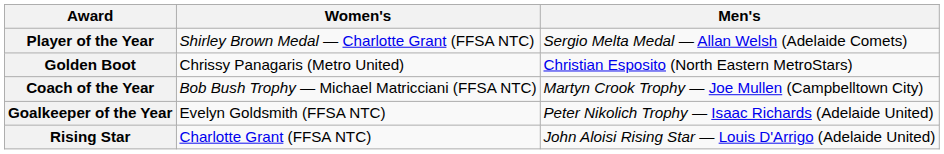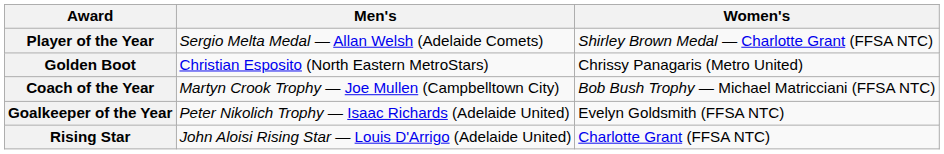columns swapped: (739, 16) <-> (358, 16)
